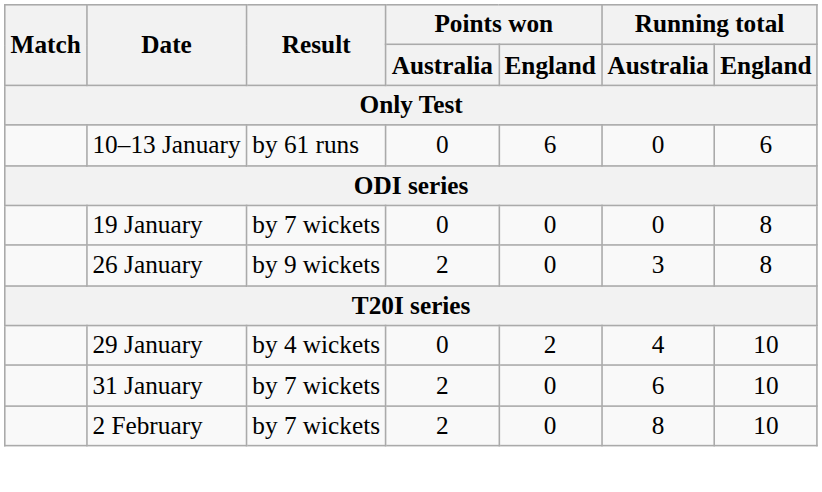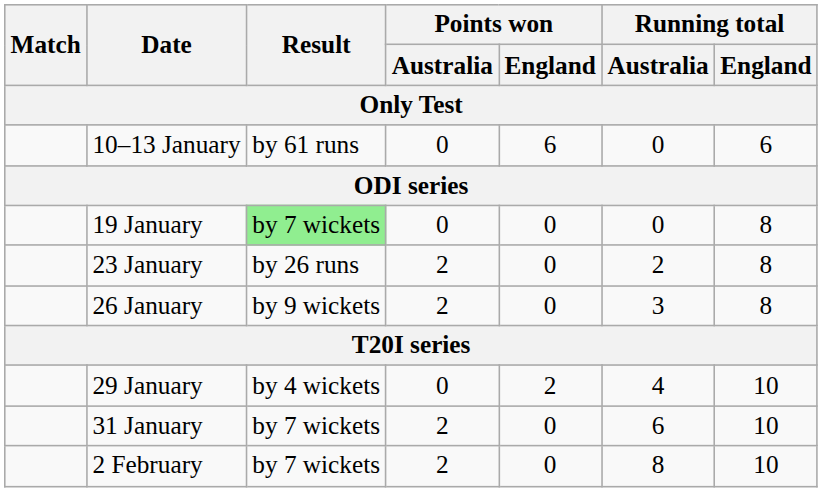(316, 225) no background -> (316, 225) lightgreen background
+ row: (148, 265)
